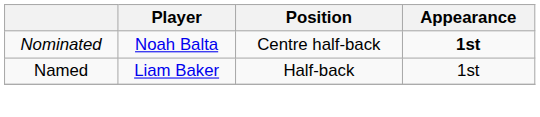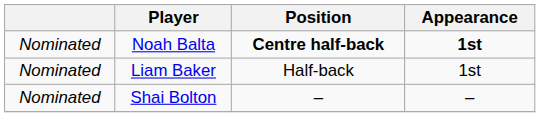(319, 44) normal -> (318, 44) bold
(61, 71) Named -> (60, 71) Nominated
+ row: (173, 97)
